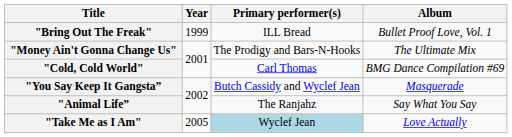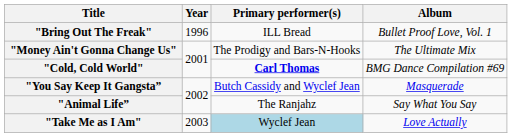(197, 31) 1999 -> (197, 31) 1996
(287, 68) normal -> (287, 68) bold
(197, 123) 2005 -> (197, 123) 2003
